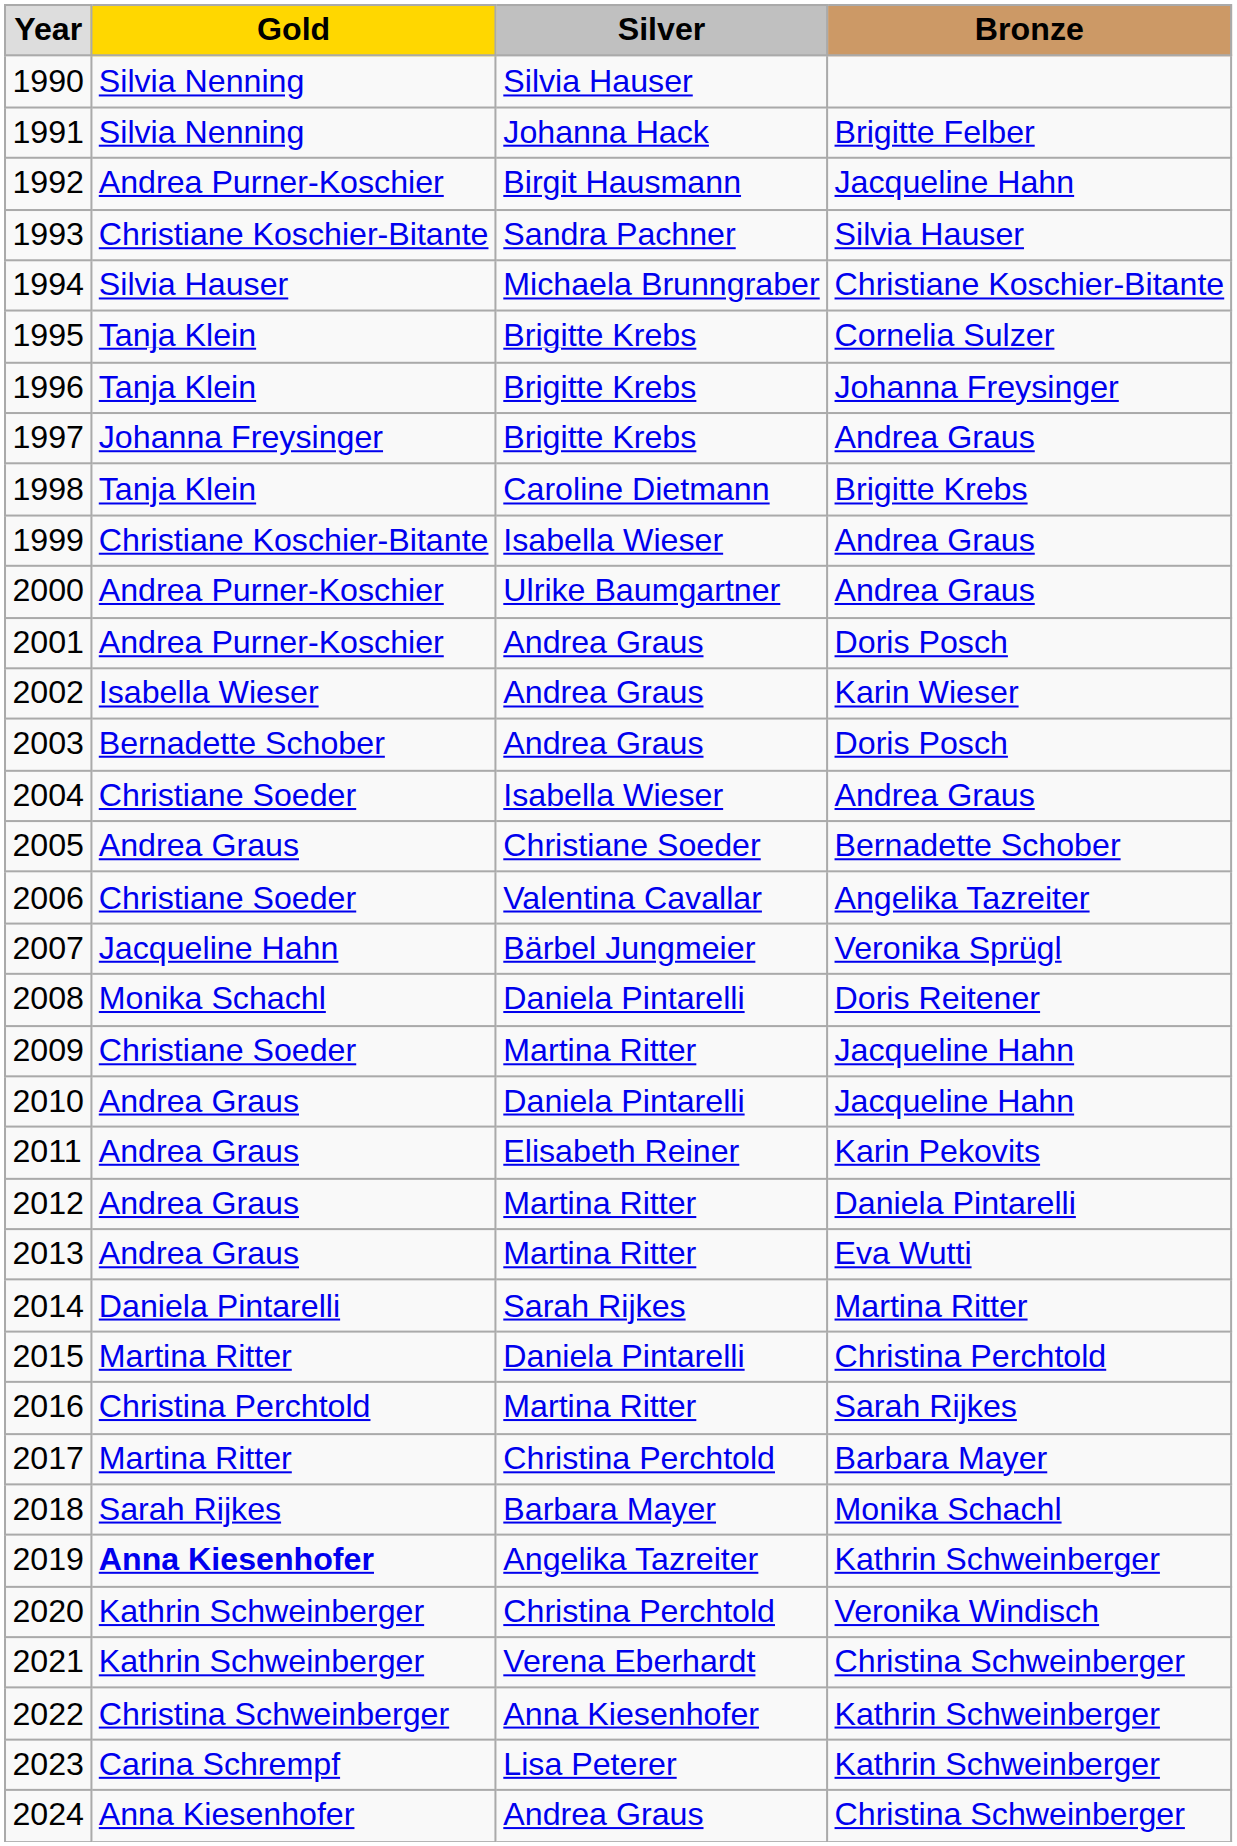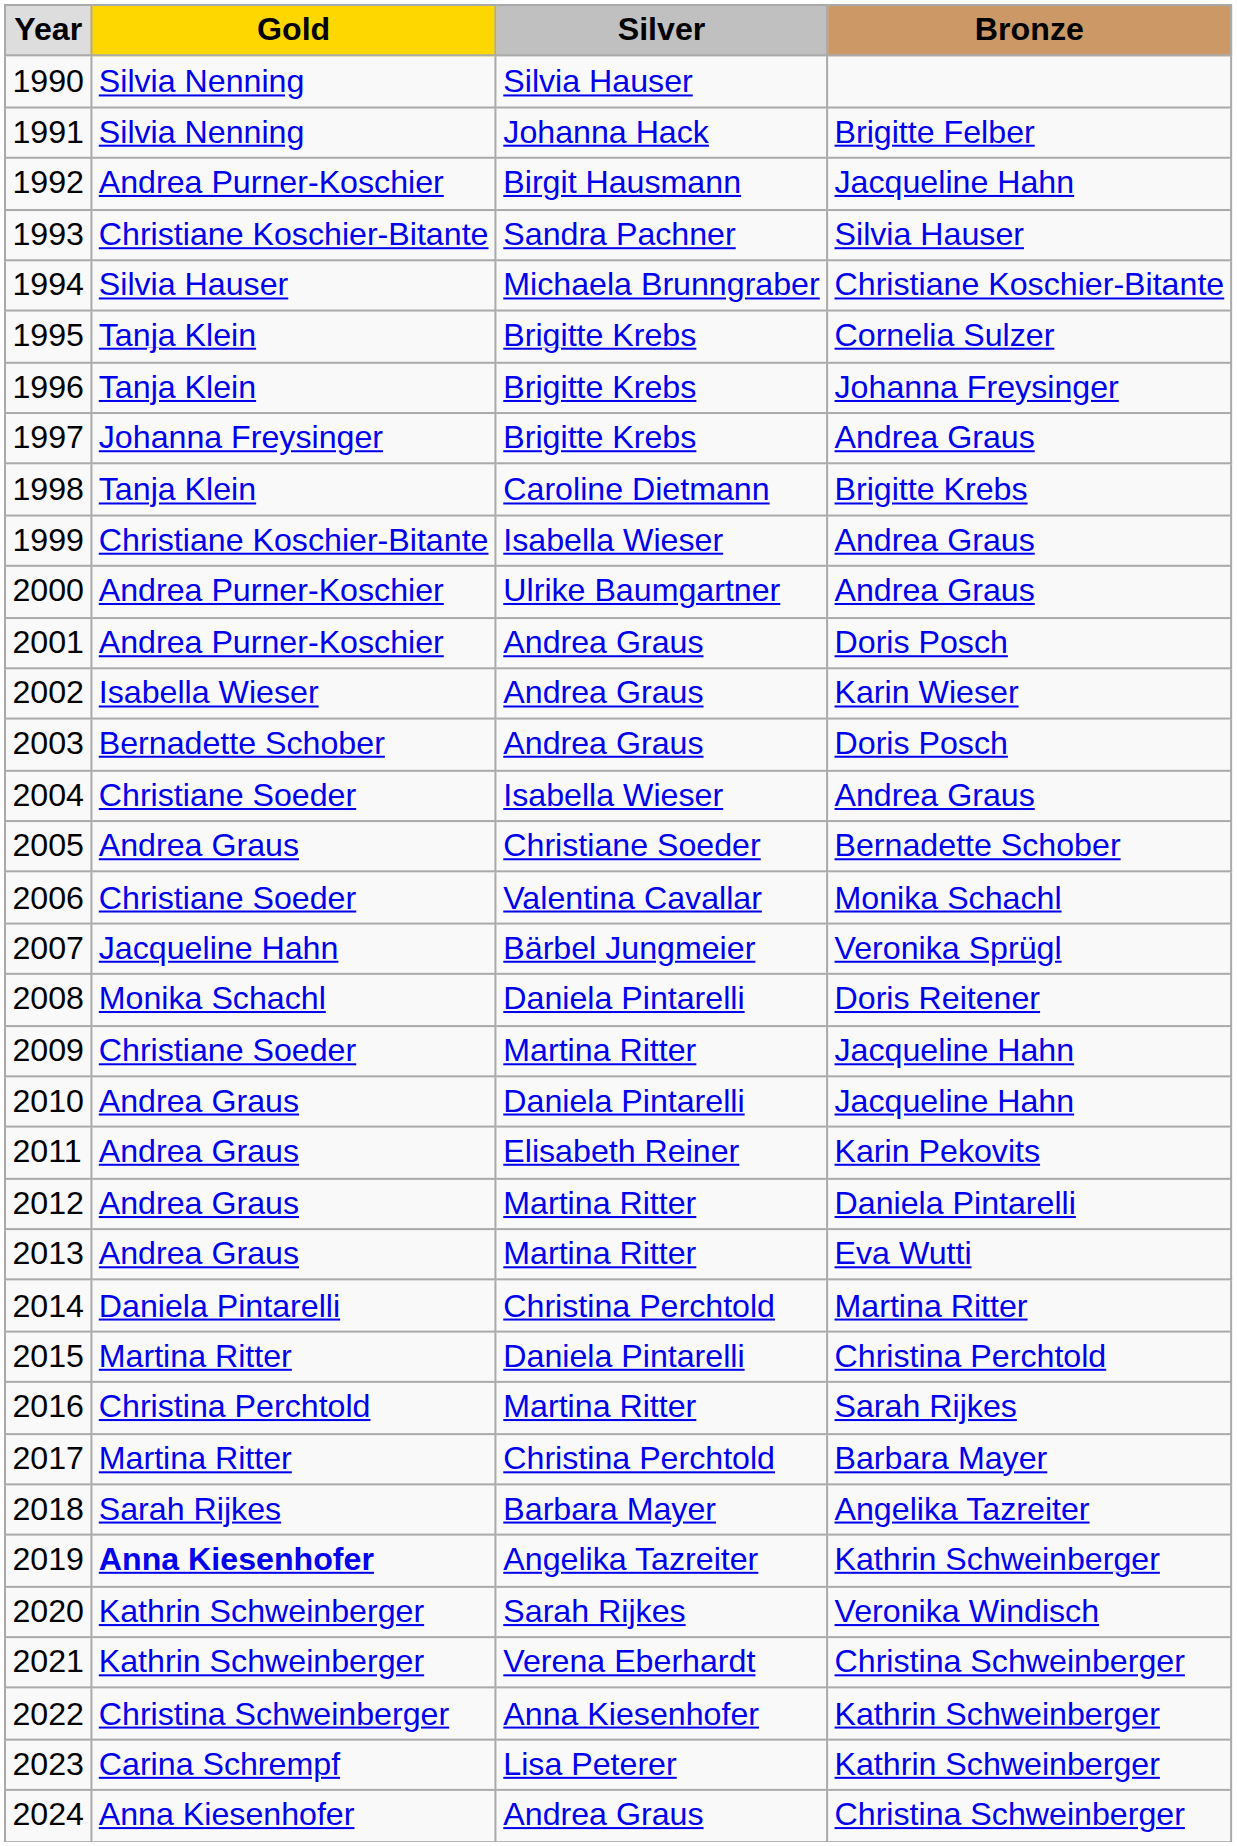(962, 897) Angelika Tazreiter -> (948, 897) Monika Schachl
(594, 1305) Sarah Rijkes -> (639, 1305) Christina Perchtold
(948, 1509) Monika Schachl -> (962, 1509) Angelika Tazreiter
(639, 1611) Christina Perchtold -> (594, 1611) Sarah Rijkes
